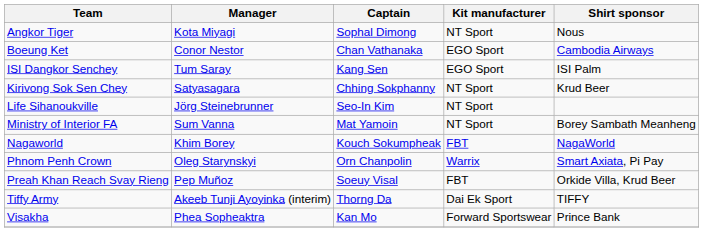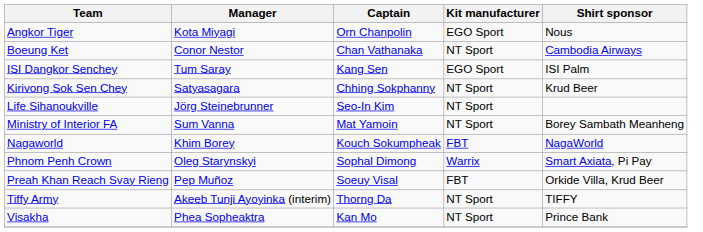(376, 32) Sophal Dimong -> (374, 32) Orn Chanpolin
(470, 32) NT Sport -> (475, 32) EGO Sport
(475, 50) EGO Sport -> (470, 50) NT Sport
(374, 161) Orn Chanpolin -> (376, 161) Sophal Dimong
(479, 198) Dai Ek Sport -> (470, 198) NT Sport
(499, 217) Forward Sportswear -> (470, 217) NT Sport
